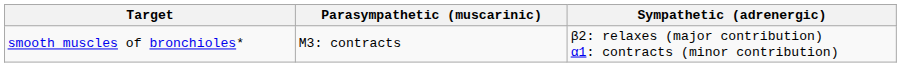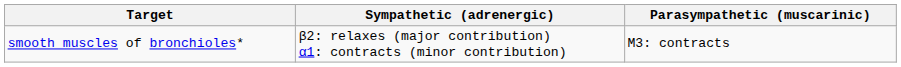columns swapped: (732, 15) <-> (432, 15)
